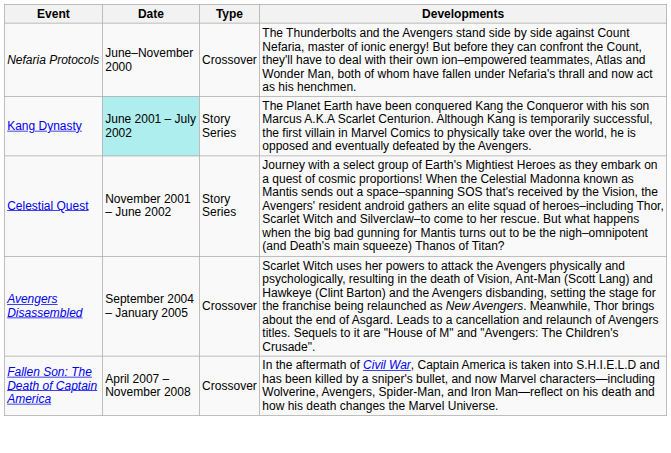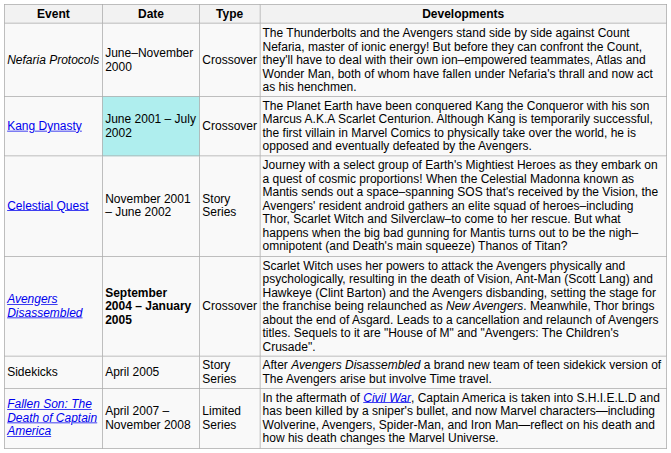(219, 126) Story Series -> (230, 126) Crossover
(150, 306) normal -> (148, 306) bold
+ row: (32, 372)
(229, 385) Crossover -> (222, 418) Limited Series
